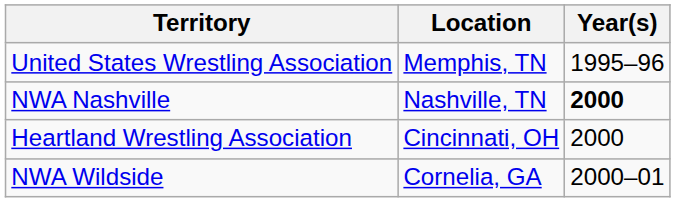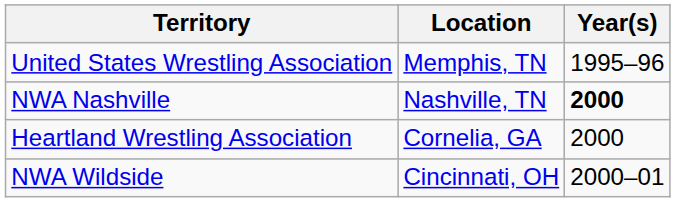(481, 138) Cincinnati, OH -> (473, 138) Cornelia, GA
(473, 177) Cornelia, GA -> (481, 177) Cincinnati, OH
